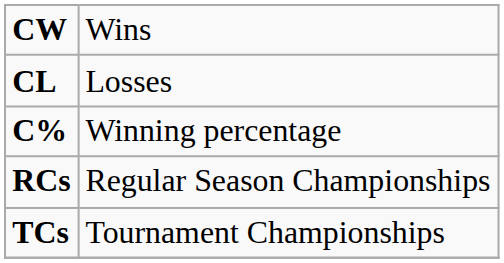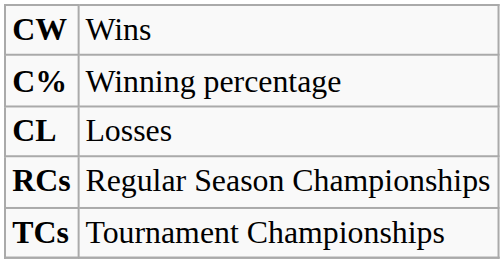rows swapped: (34, 80) <-> (40, 130)
